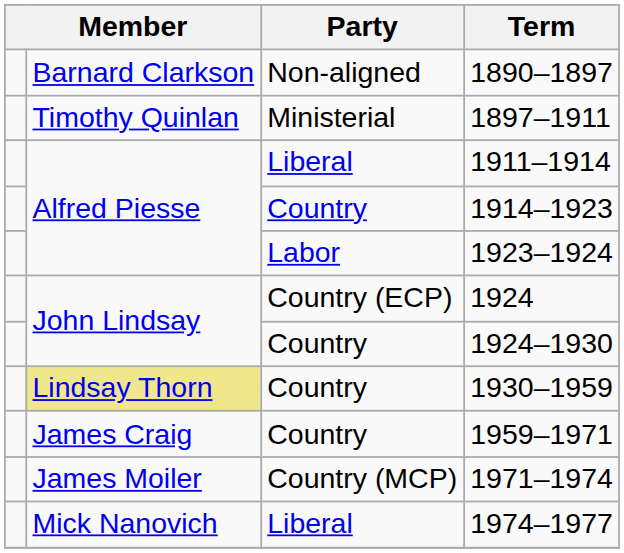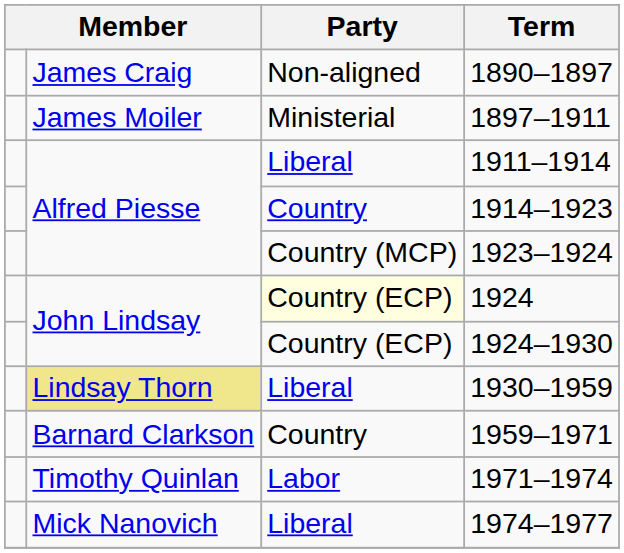(143, 72) Barnard Clarkson -> (112, 72) James Craig
(136, 117) Timothy Quinlan -> (117, 117) James Moiler
(304, 252) Labor -> (362, 252) Country (MCP)
(360, 298) no background -> (360, 298) lightyellow background
(317, 343) Country -> (360, 343) Country (ECP)
(317, 388) Country -> (310, 388) Liberal
(112, 433) James Craig -> (143, 433) Barnard Clarkson
(117, 478) James Moiler -> (136, 478) Timothy Quinlan
(362, 478) Country (MCP) -> (304, 478) Labor
